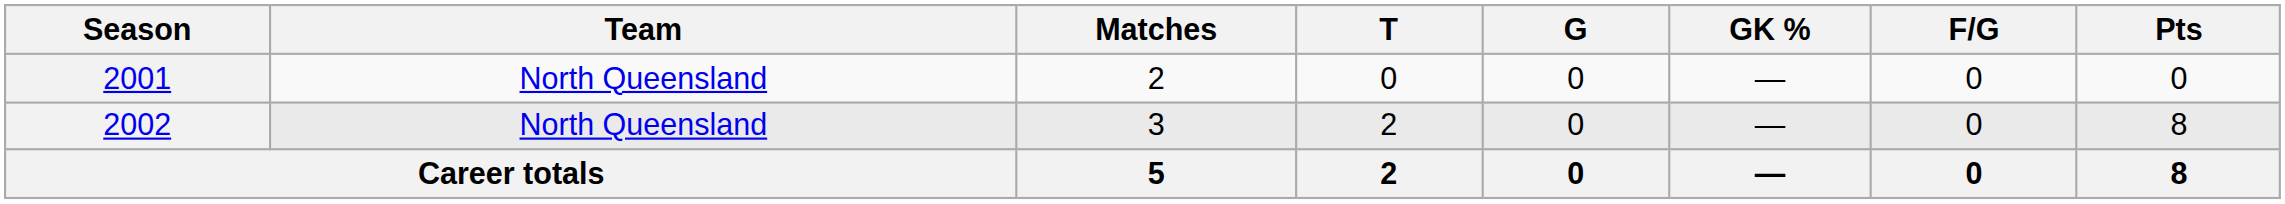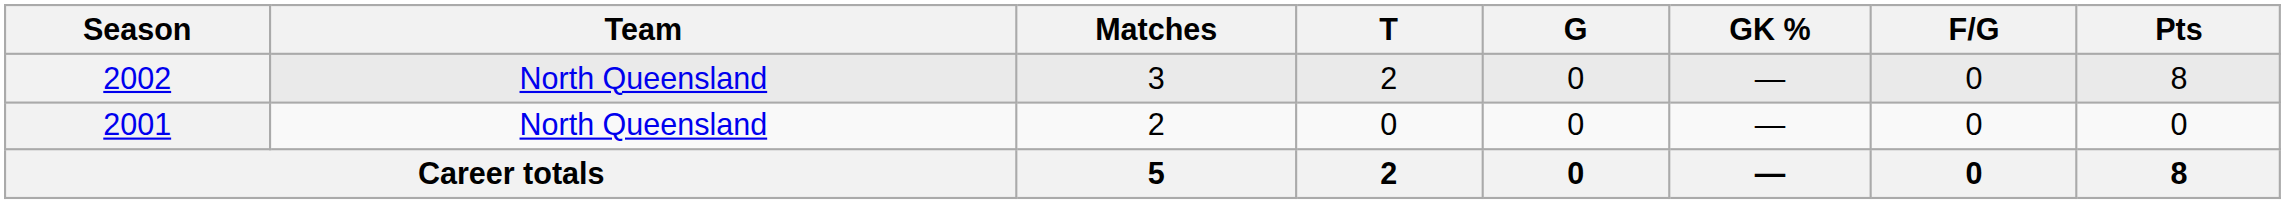rows swapped: (137, 78) <-> (137, 126)
